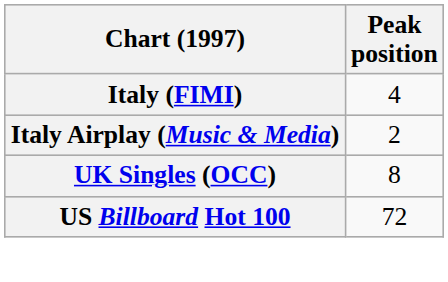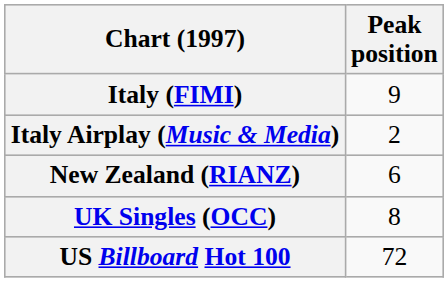(394, 94) 4 -> (394, 94) 9
+ row: (175, 175)
